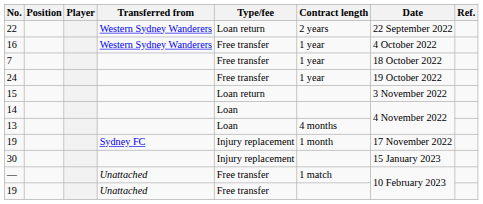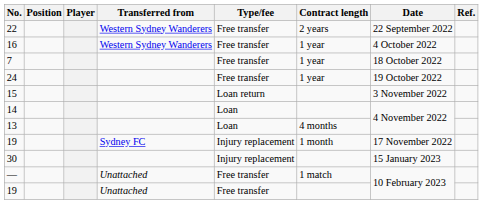(241, 28) Loan return -> (243, 28) Free transfer
